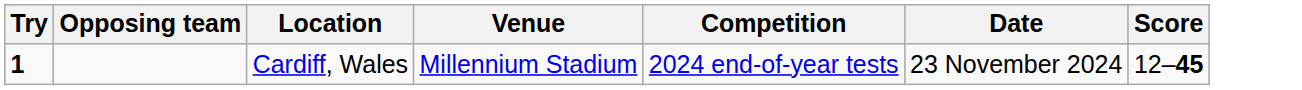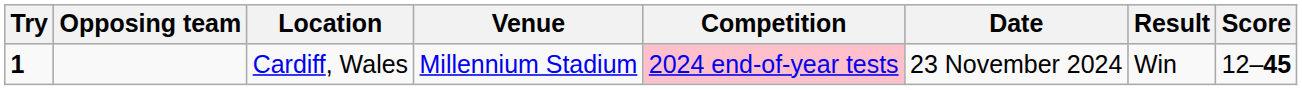+ column: (1172, 24)
(774, 63) no background -> (774, 63) pink background
